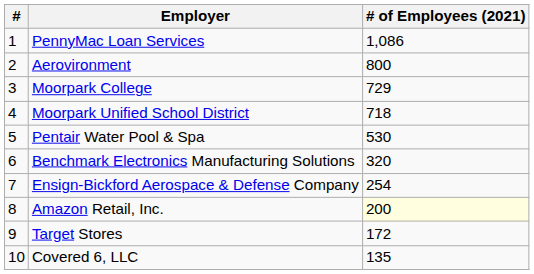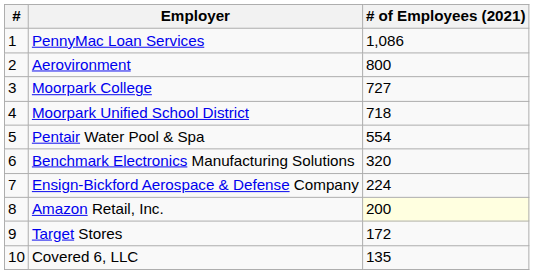(379, 88) 729 -> (379, 88) 727
(379, 137) 530 -> (379, 137) 554
(379, 185) 254 -> (379, 185) 224
